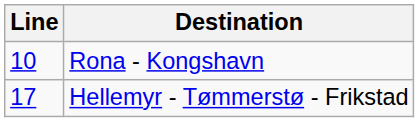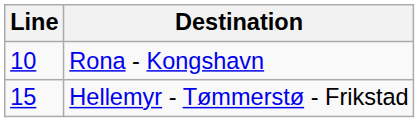(23, 97) 17 -> (23, 97) 15
